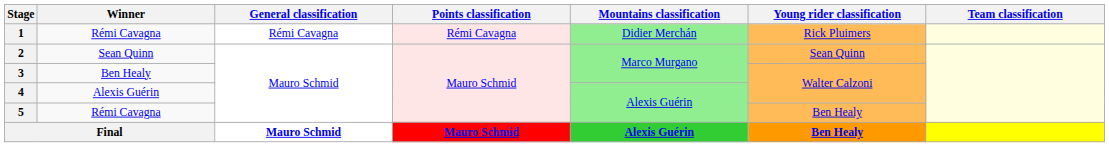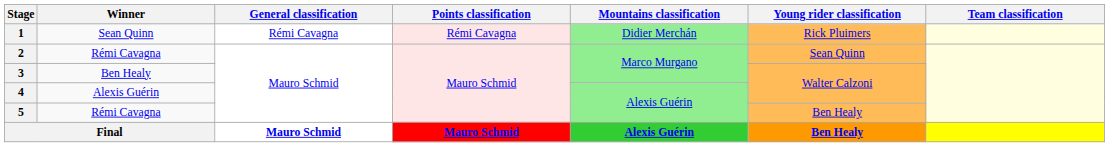(126, 34) Rémi Cavagna -> (126, 34) Sean Quinn
(126, 53) Sean Quinn -> (126, 53) Rémi Cavagna
